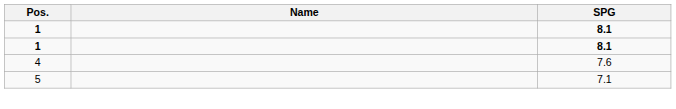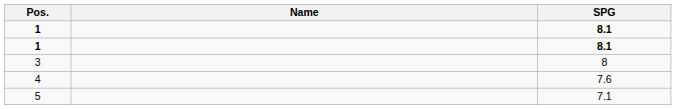+ row: (38, 63)
